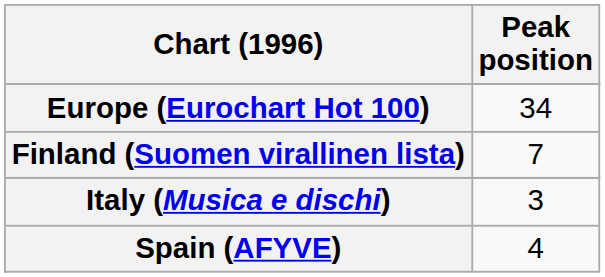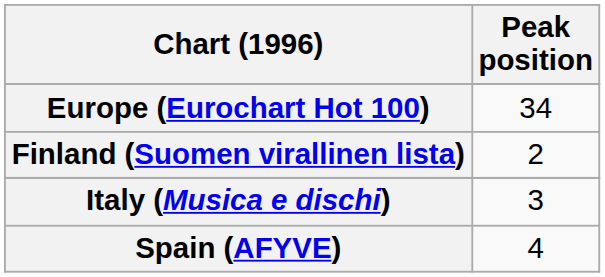(536, 154) 7 -> (536, 154) 2
